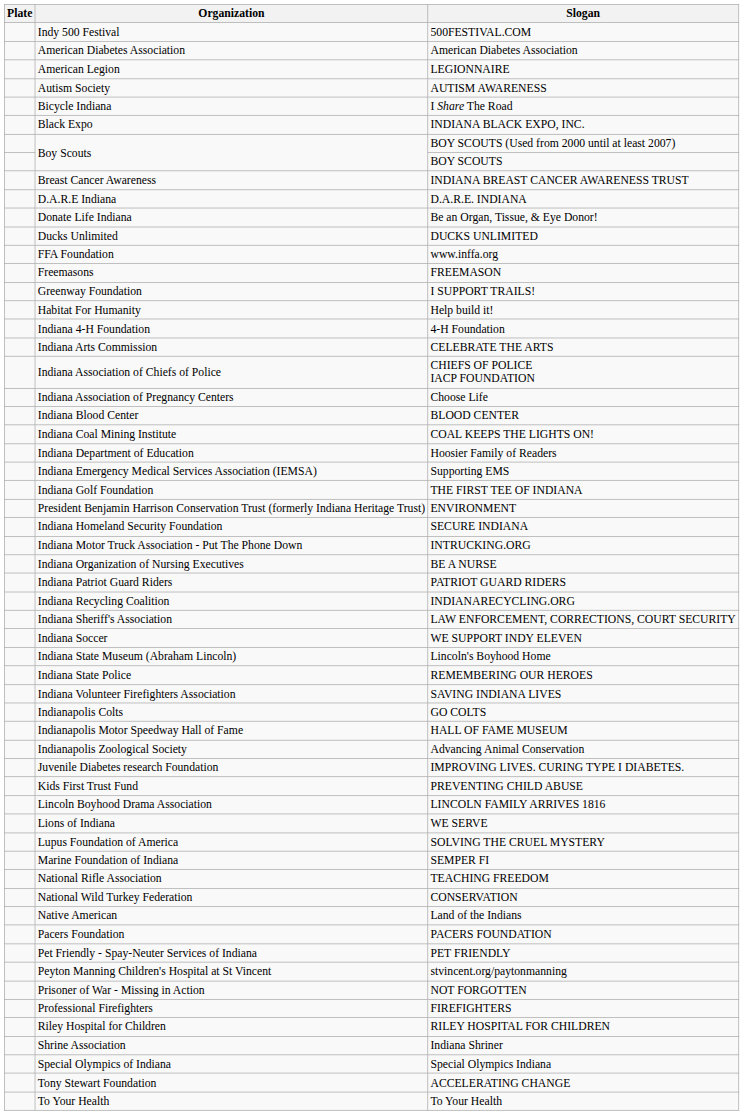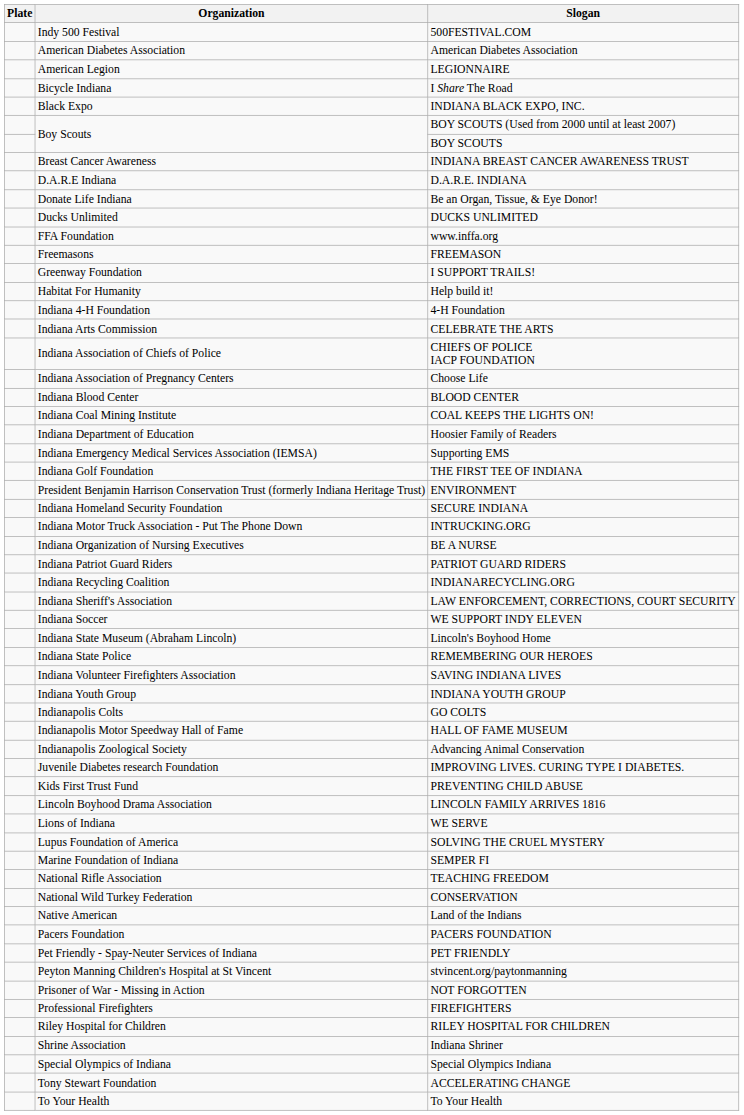- row: (489, 87)
+ row: (498, 693)
